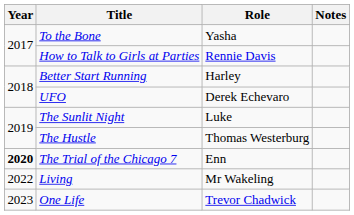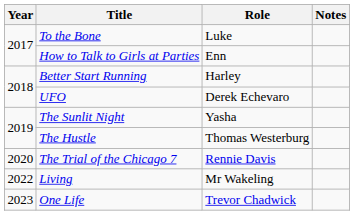(221, 35) Yasha -> (219, 35) Luke
(240, 55) Rennie Davis -> (216, 55) Enn
(219, 117) Luke -> (221, 117) Yasha
(20, 158) bold -> (20, 158) normal
(216, 158) Enn -> (240, 158) Rennie Davis
